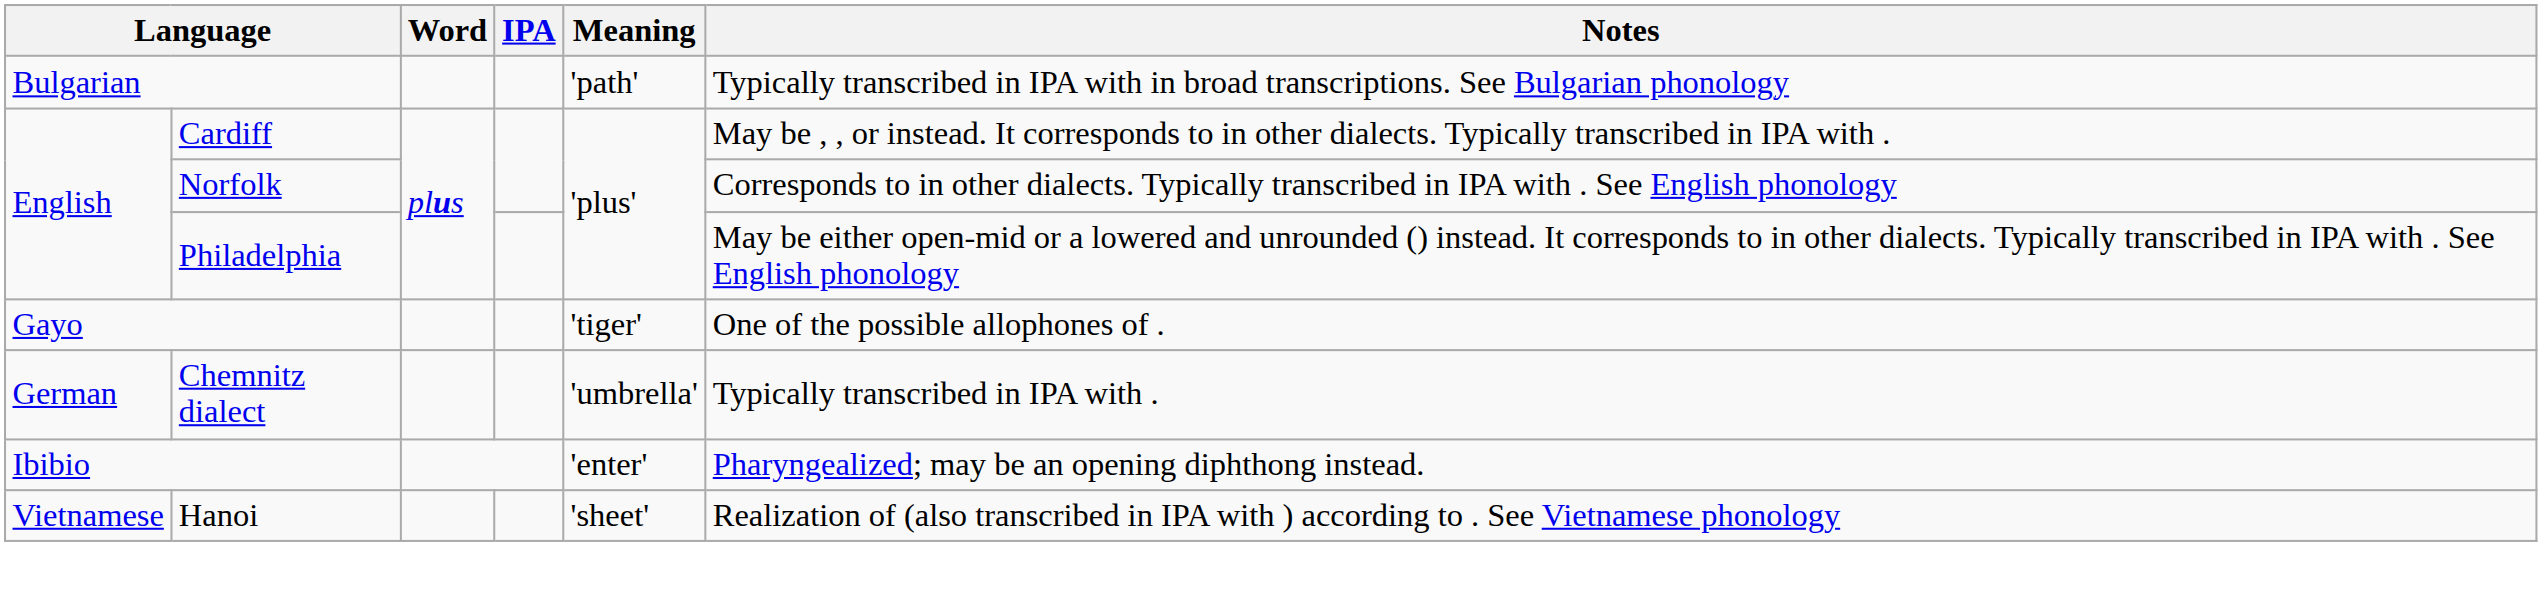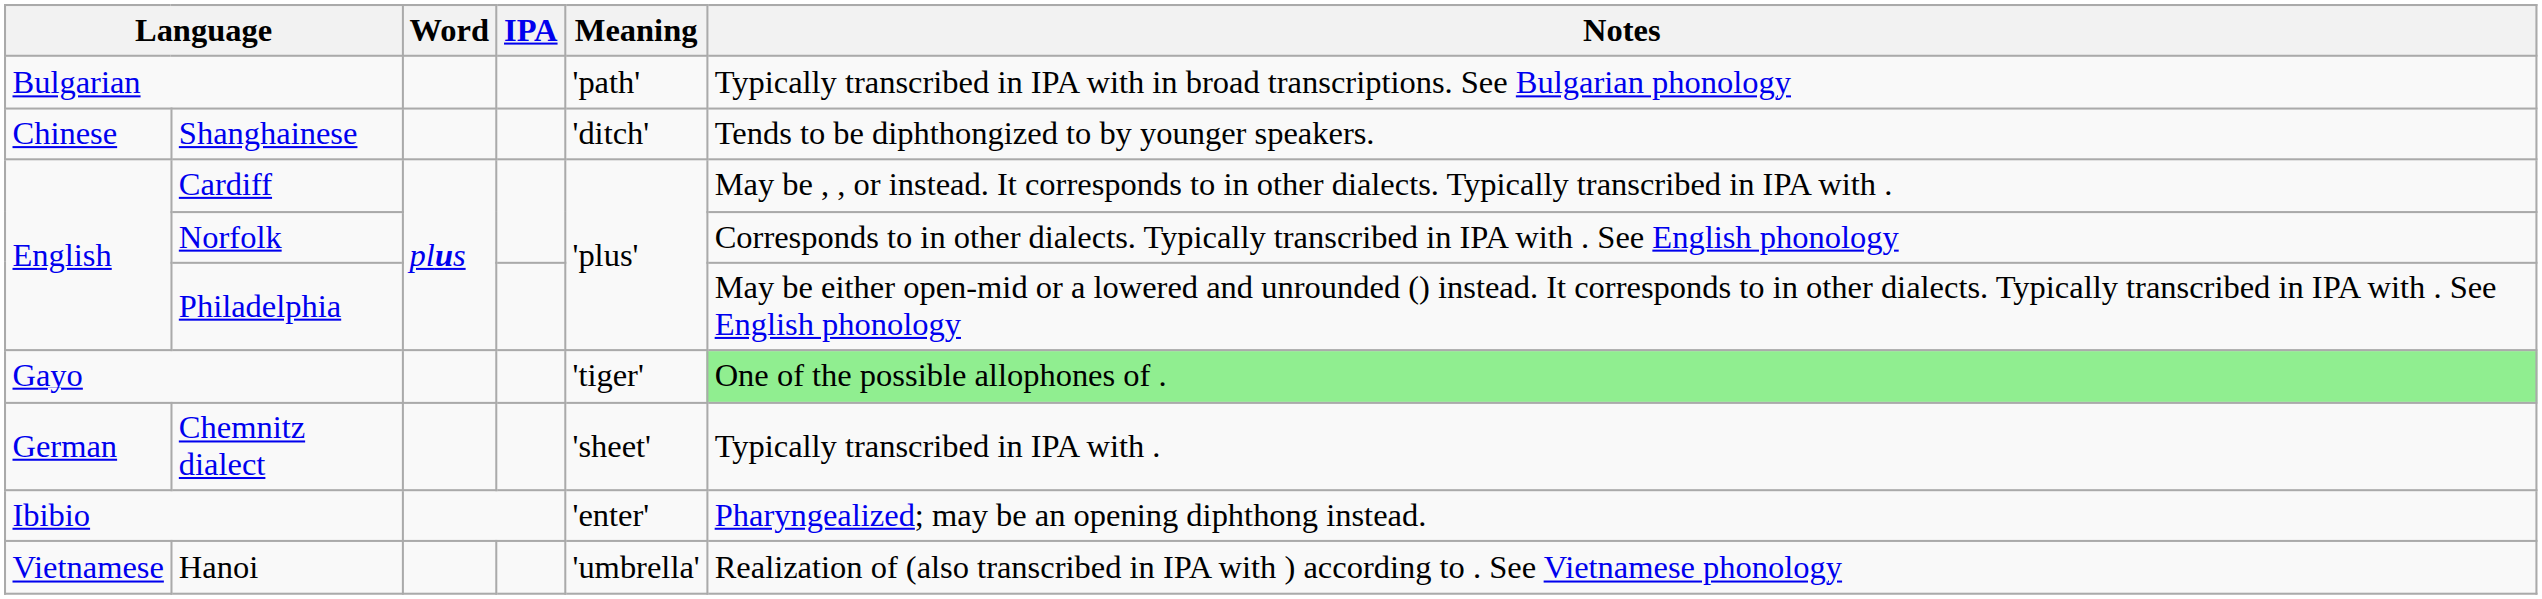+ row: (268, 133)
(939, 324) no background -> (941, 375) lightgreen background
(634, 394) 'umbrella' -> (612, 445) 'sheet'
(610, 515) 'sheet' -> (636, 566) 'umbrella'
